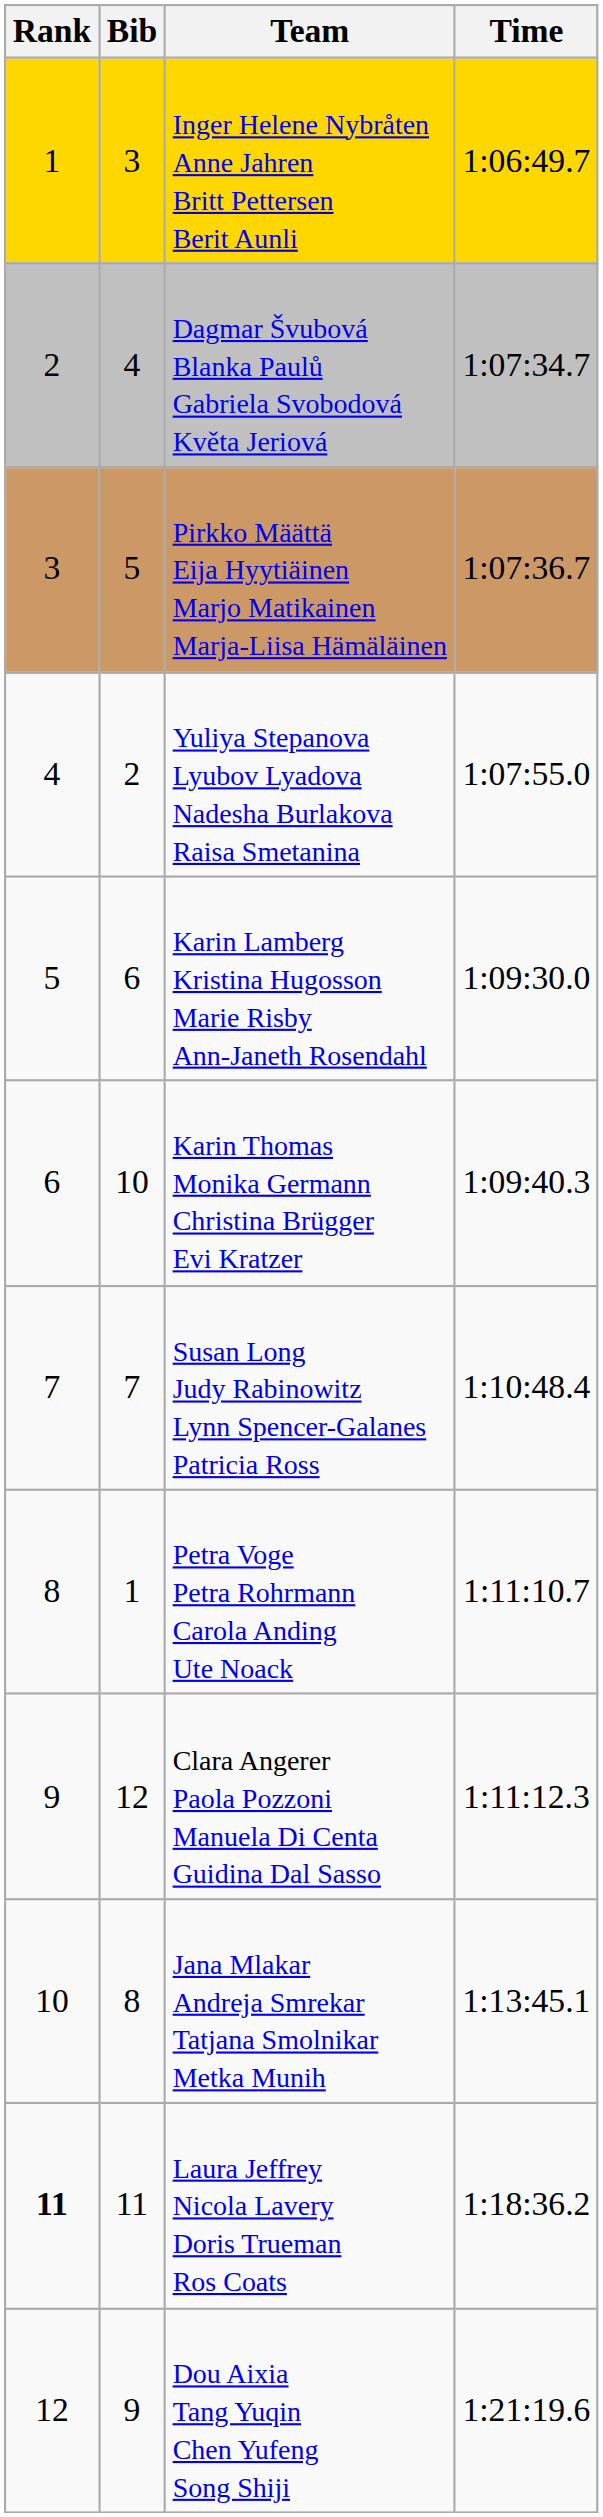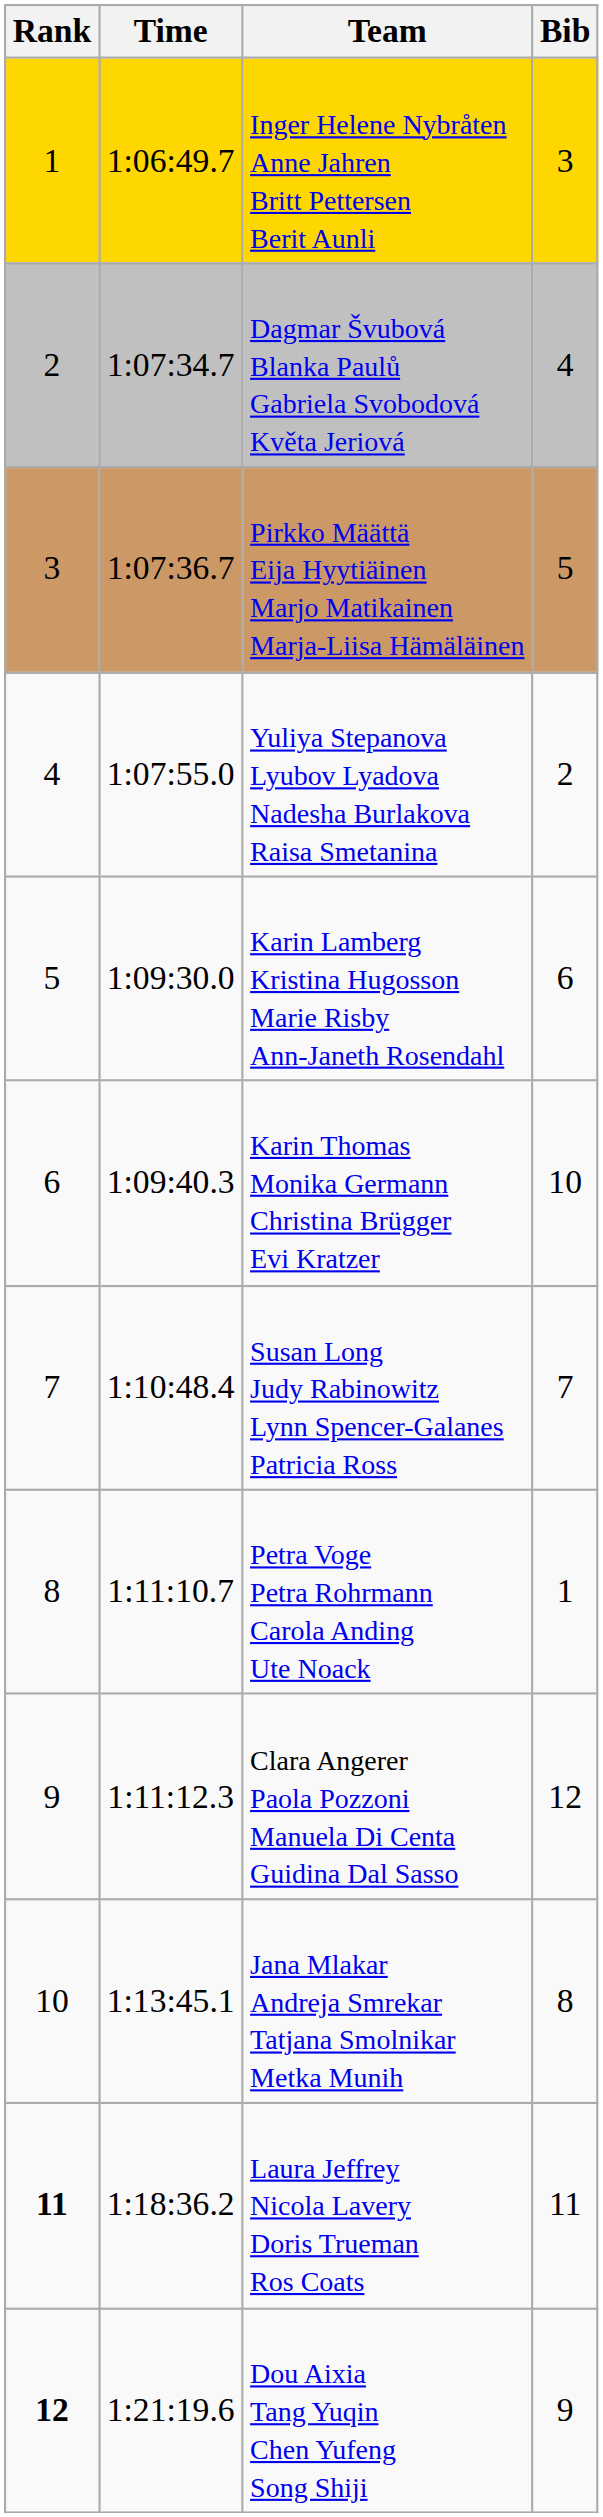columns swapped: (132, 31) <-> (526, 31)
(52, 2409) normal -> (52, 2409) bold
